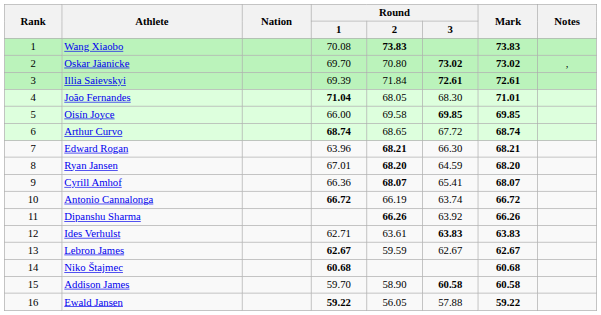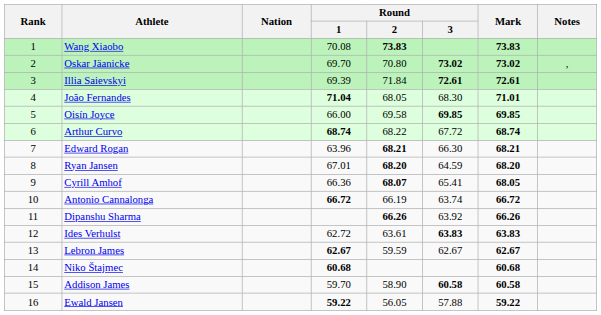(395, 132) 68.65 -> (395, 132) 68.22
(508, 183) 68.07 -> (508, 183) 68.05
(339, 234) 62.71 -> (339, 234) 62.72
